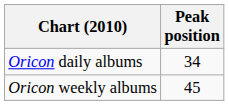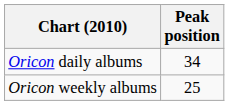(192, 87) 45 -> (192, 87) 25
